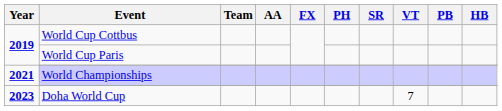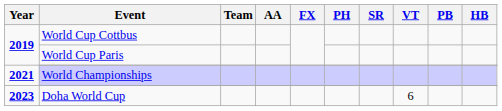(411, 96) 7 -> (411, 96) 6
